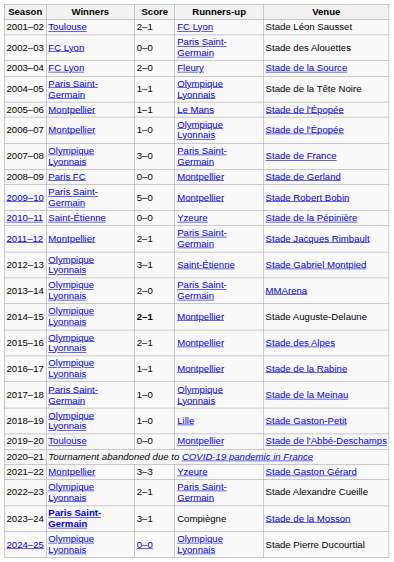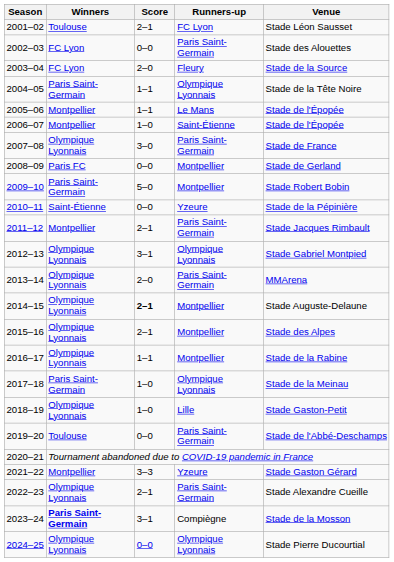(200, 130) Olympique Lyonnais -> (206, 125) Saint-Étienne
(206, 265) Saint-Étienne -> (200, 254) Olympique Lyonnais
(201, 441) Montpellier -> (202, 436) Paris Saint-Germain
